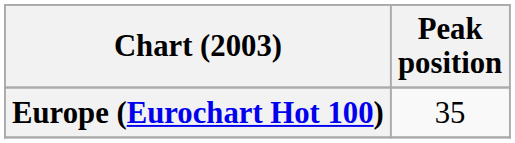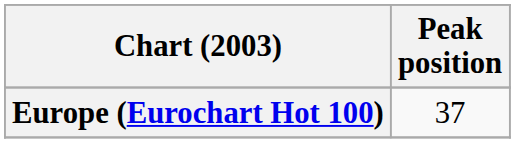(450, 112) 35 -> (450, 112) 37
